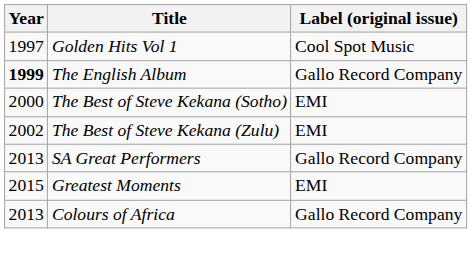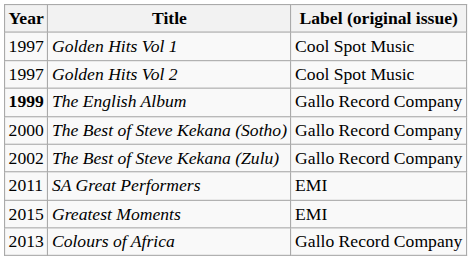+ row: (115, 74)
(311, 102) EMI -> (379, 130) Gallo Record Company
(311, 130) EMI -> (379, 158) Gallo Record Company
(26, 158) 2013 -> (26, 185) 2011
(379, 158) Gallo Record Company -> (311, 185) EMI
